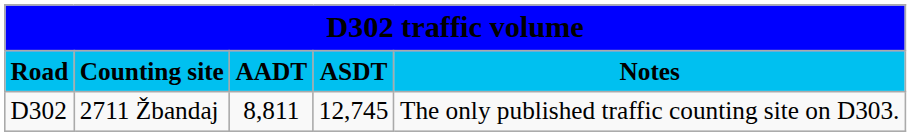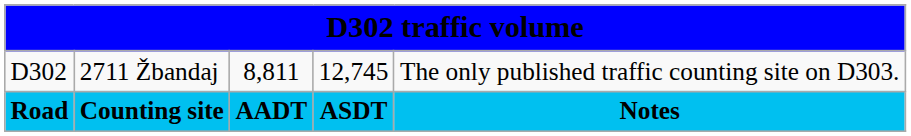rows swapped: (39, 70) <-> (39, 111)
